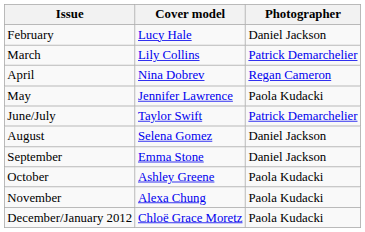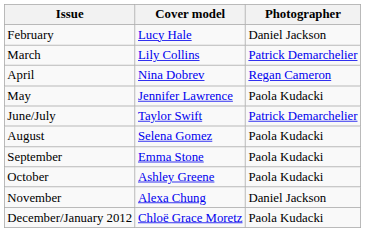(287, 136) Daniel Jackson -> (286, 136) Paola Kudacki
(287, 156) Daniel Jackson -> (286, 156) Paola Kudacki
(286, 197) Paola Kudacki -> (287, 197) Daniel Jackson
